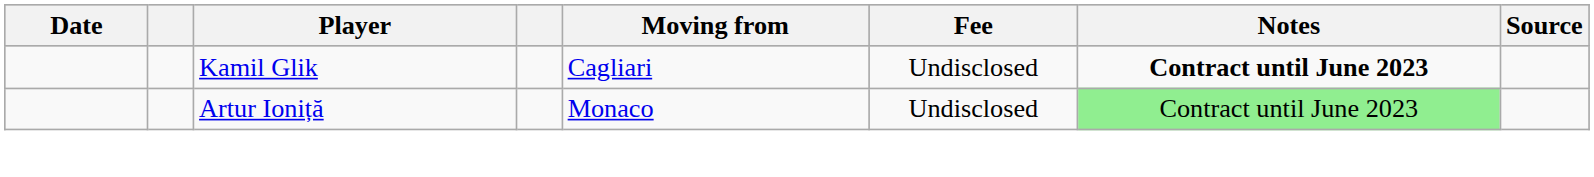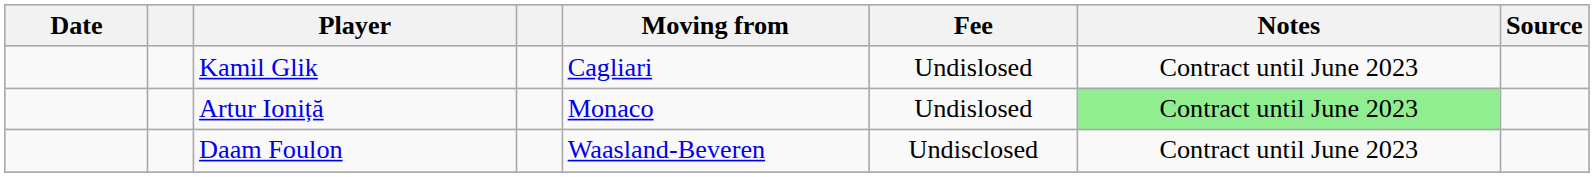(973, 66) Undisclosed -> (973, 66) Undislosed
(1289, 66) bold -> (1289, 66) normal
(973, 108) Undisclosed -> (973, 108) Undislosed
+ row: (271, 150)
